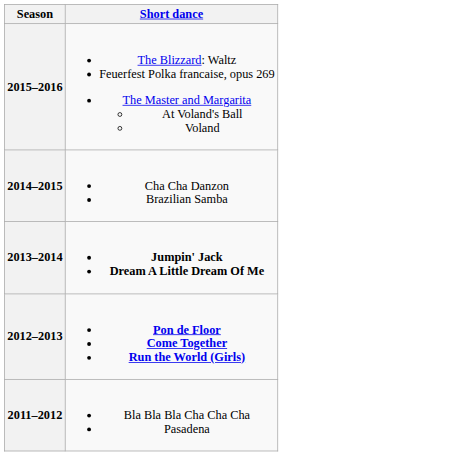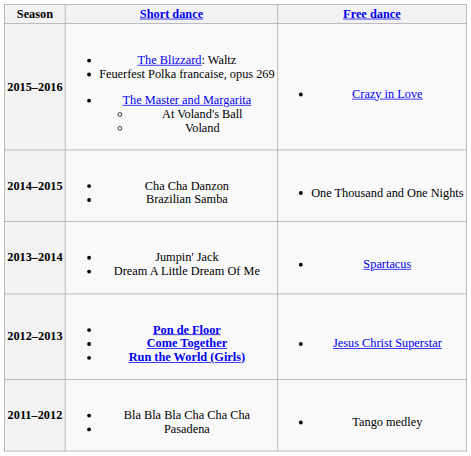+ column: (372, 14)
(171, 265) bold -> (171, 265) normal
